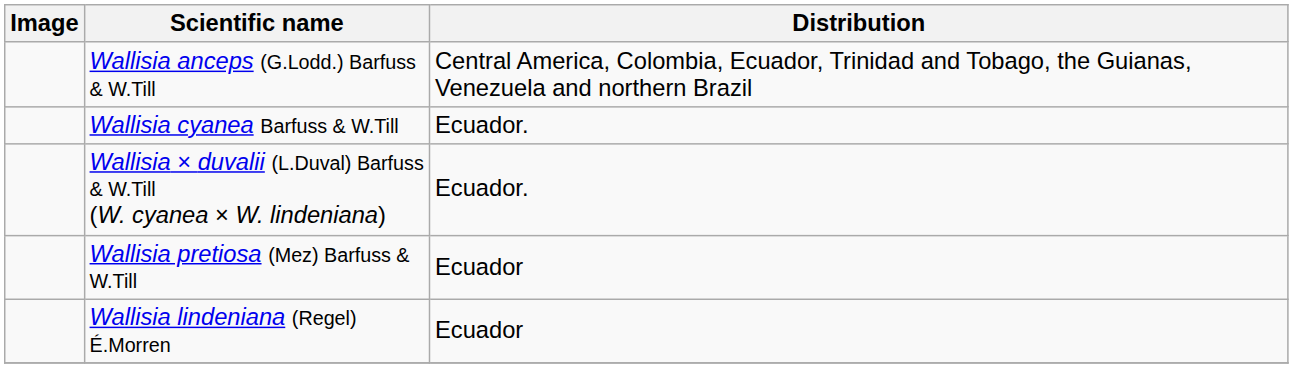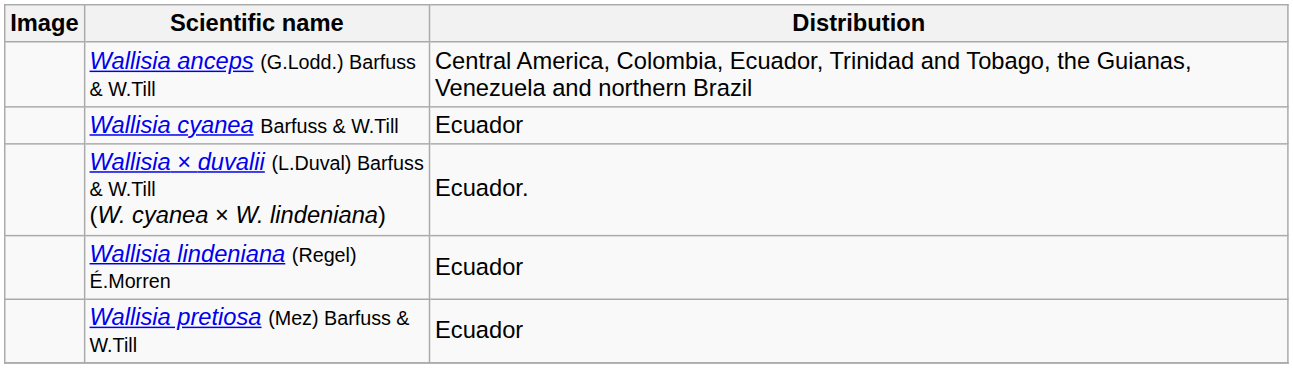(482, 125) Ecuador. -> (479, 125) Ecuador
rows swapped: (223, 330) <-> (250, 266)
